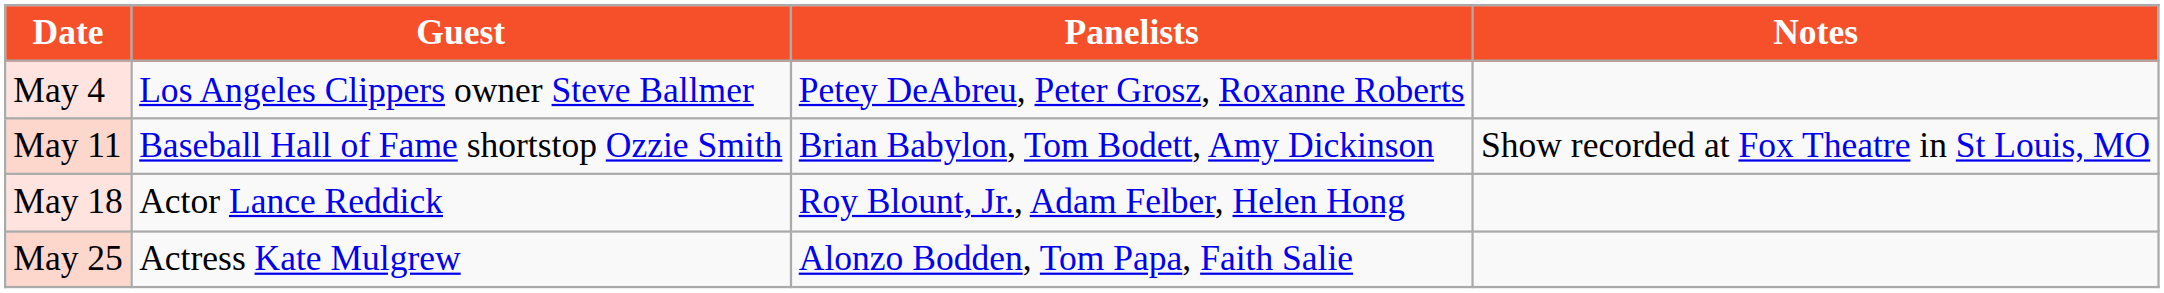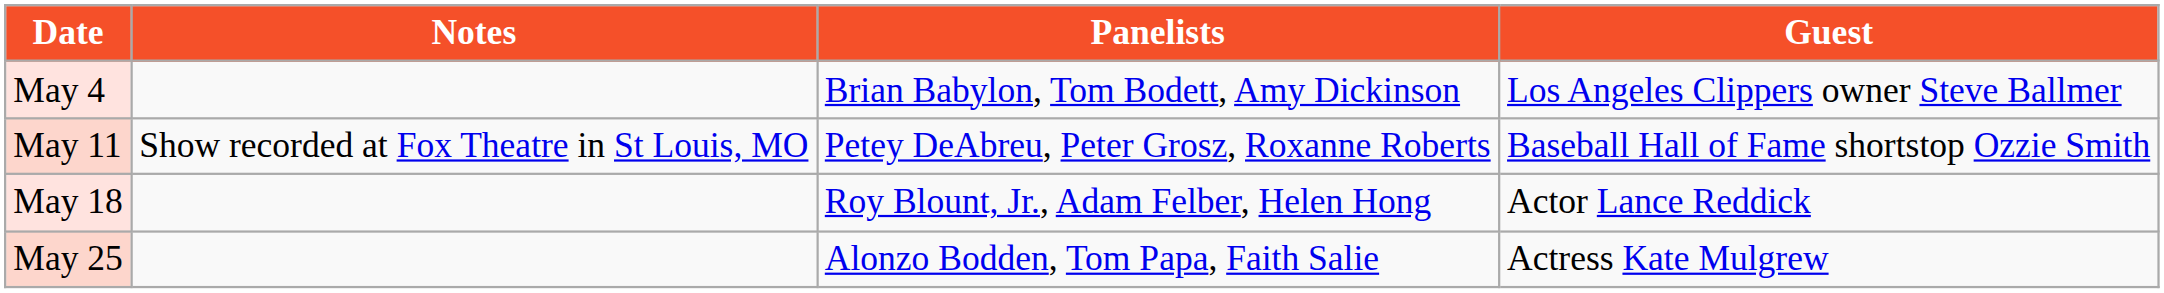columns swapped: (461, 32) <-> (1816, 32)
(1132, 88) Petey DeAbreu, Peter Grosz, Roxanne Roberts -> (1142, 88) Brian Babylon, Tom Bodett, Amy Dickinson
(1116, 145) Brian Babylon, Tom Bodett, Amy Dickinson -> (1158, 145) Petey DeAbreu, Peter Grosz, Roxanne Roberts
